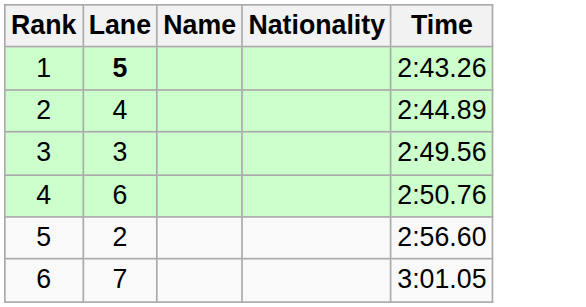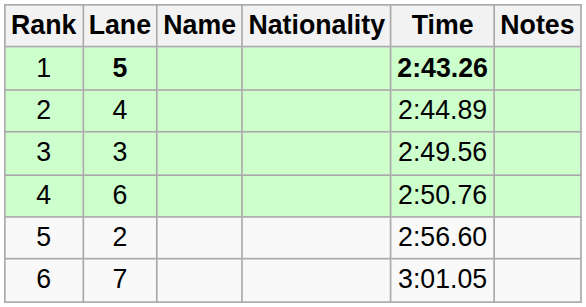+ column: (537, 25)
(442, 68) normal -> (443, 68) bold
